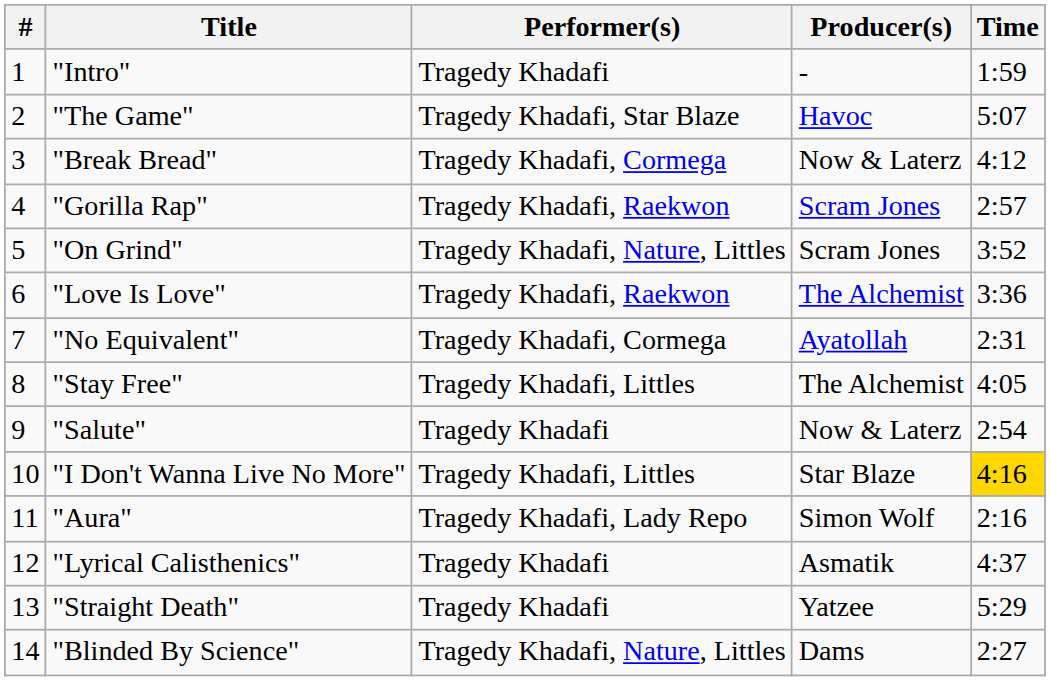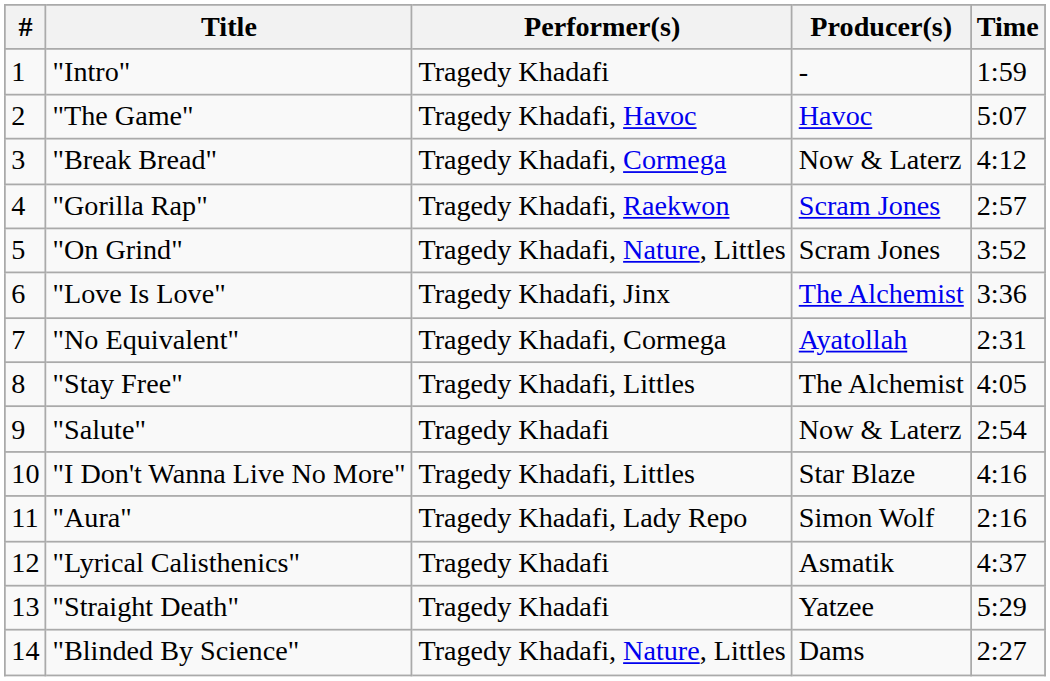(579, 116) Tragedy Khadafi, Star Blaze -> (558, 116) Tragedy Khadafi, Havoc
(574, 294) Tragedy Khadafi, Raekwon -> (544, 294) Tragedy Khadafi, Jinx
(1002, 473) gold background -> (1002, 473) no background
